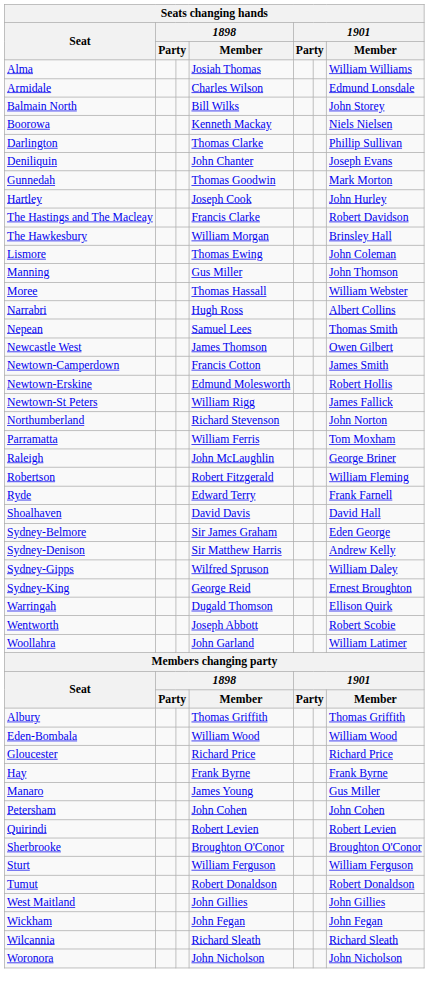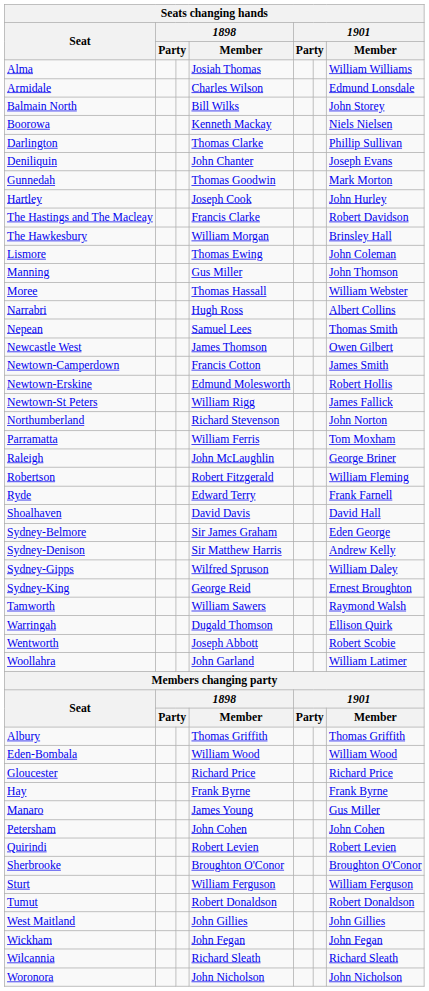+ row: (31, 606)
